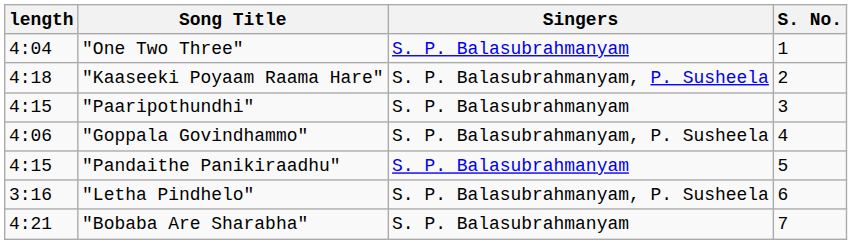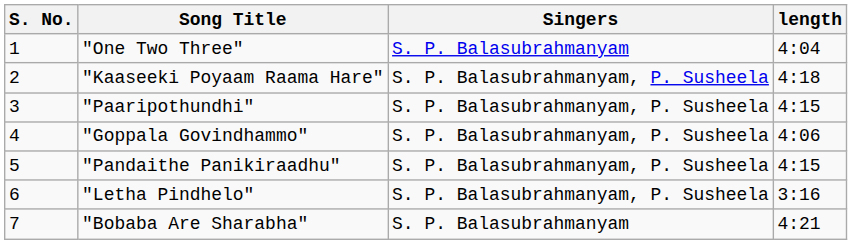columns swapped: (810, 19) <-> (41, 19)
(511, 107) S. P. Balasubrahmanyam -> (580, 107) S. P. Balasubrahmanyam, P. Susheela
(511, 166) S. P. Balasubrahmanyam -> (580, 166) S. P. Balasubrahmanyam, P. Susheela
